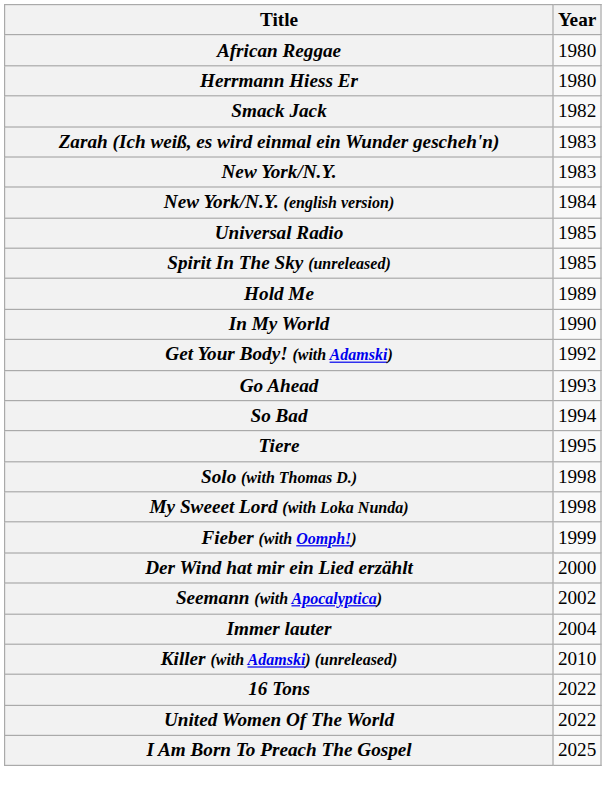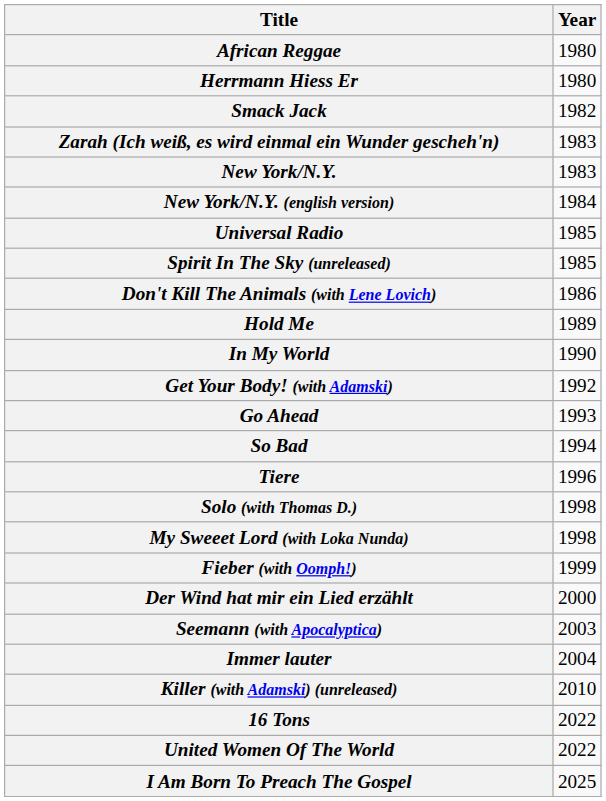+ row: (279, 293)
(577, 446) 1995 -> (577, 476) 1996
(577, 598) 2002 -> (577, 628) 2003
